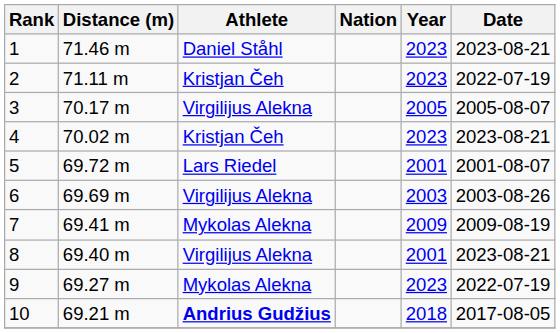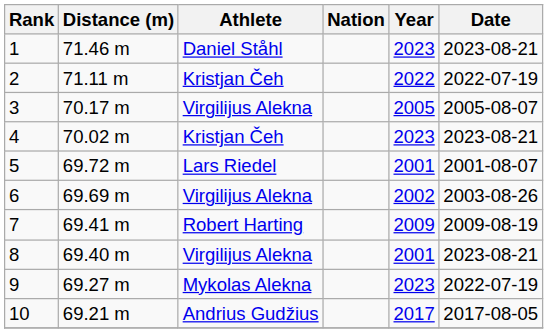(426, 78) 2023 -> (414, 78) 2022
(426, 196) 2003 -> (414, 196) 2002
(247, 225) Mykolas Alekna -> (243, 225) Robert Harting
(257, 313) bold -> (251, 313) normal
(426, 313) 2018 -> (414, 313) 2017
